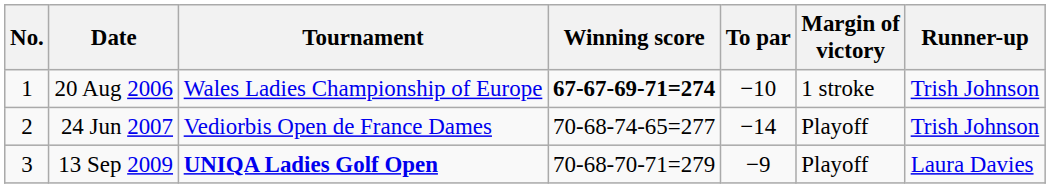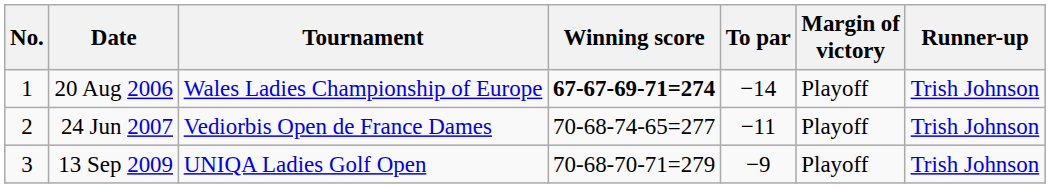(758, 88) −10 -> (758, 88) −14
(838, 88) 1 stroke -> (835, 88) Playoff
(758, 126) −14 -> (758, 126) −11
(311, 164) bold -> (305, 164) normal
(972, 164) Laura Davies -> (975, 164) Trish Johnson
